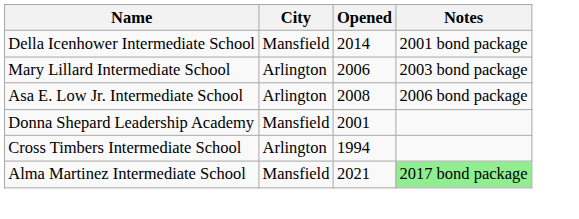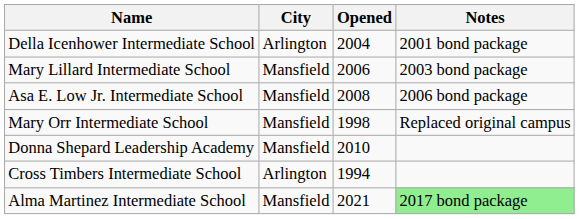(296, 43) Mansfield -> (295, 43) Arlington
(353, 43) 2014 -> (353, 43) 2004
(295, 69) Arlington -> (296, 69) Mansfield
(295, 95) Arlington -> (296, 95) Mansfield
+ row: (108, 122)
(353, 122) 2001 -> (353, 148) 2010
